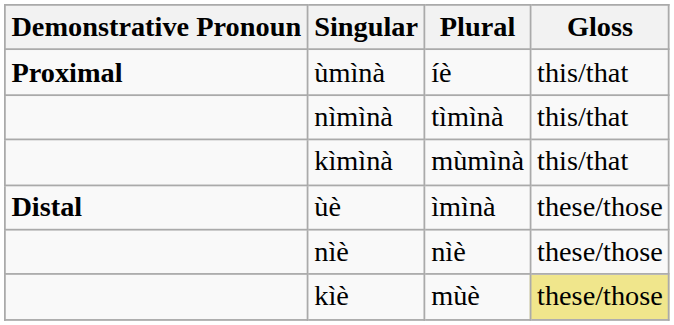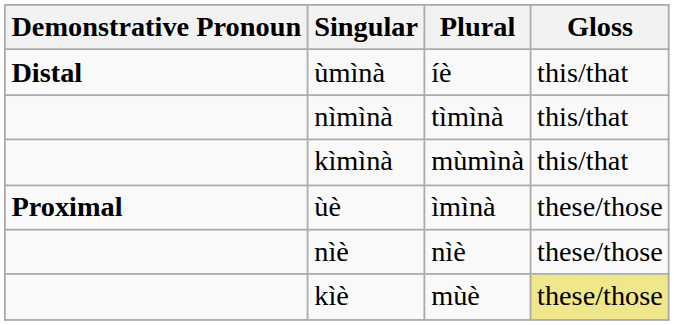(67, 71) Proximal -> (47, 71) Distal
(47, 206) Distal -> (67, 206) Proximal
